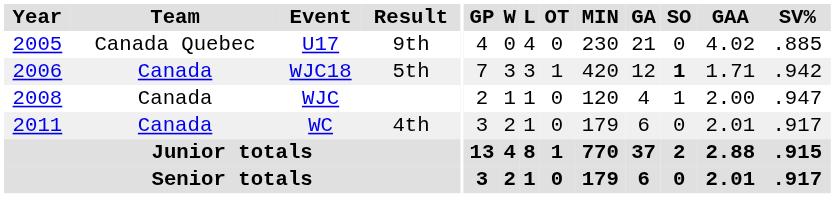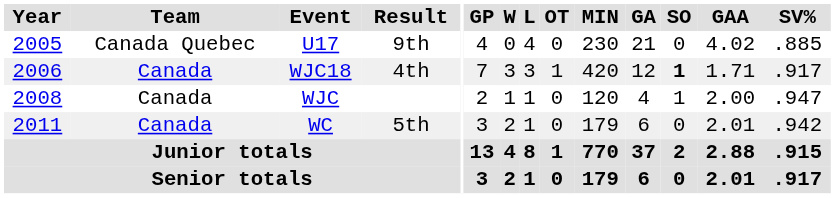(411, 72) 5th -> (411, 72) 4th
(797, 72) .942 -> (797, 72) .917
(411, 126) 4th -> (411, 126) 5th
(797, 126) .917 -> (797, 126) .942
